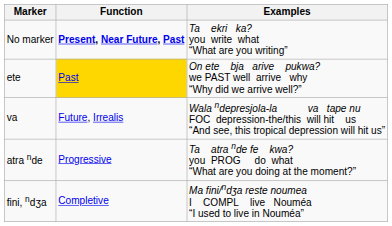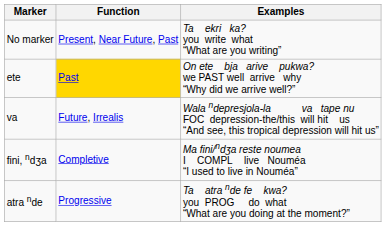(121, 39) bold -> (118, 39) normal
rows swapped: (25, 159) <-> (27, 201)
